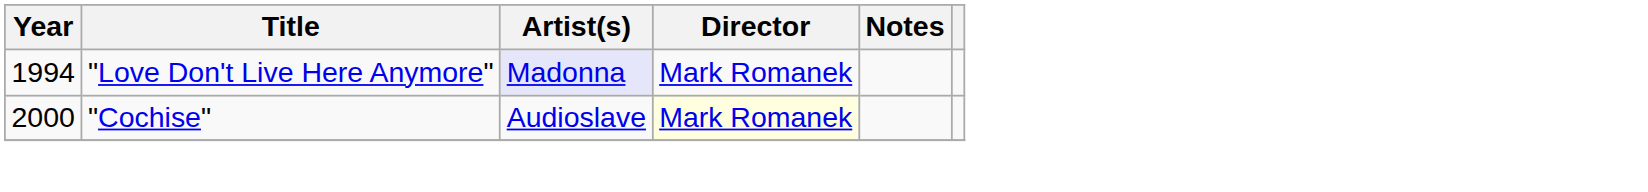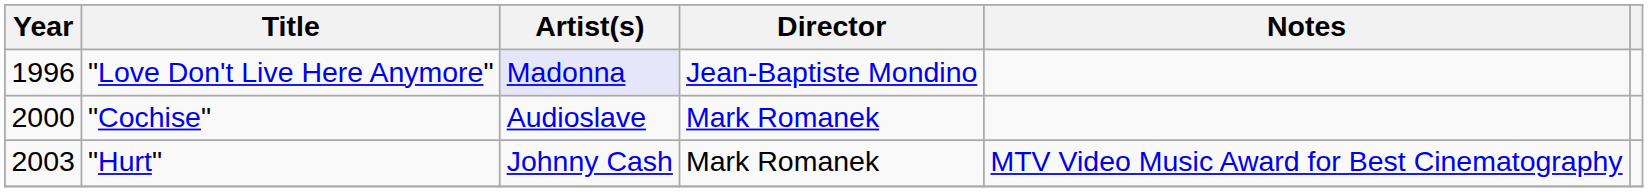(43, 72) 1994 -> (43, 72) 1996
(756, 72) Mark Romanek -> (832, 72) Jean-Baptiste Mondino
(756, 117) lightyellow background -> (783, 117) no background
+ row: (125, 162)
